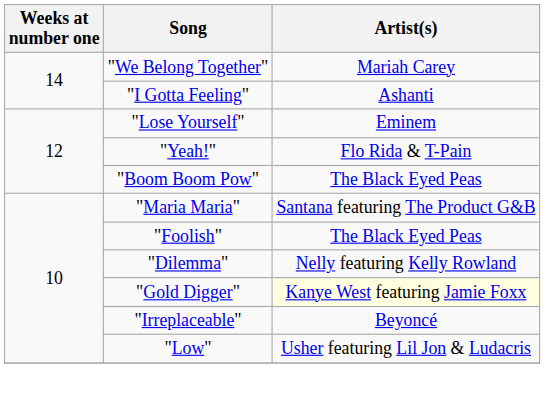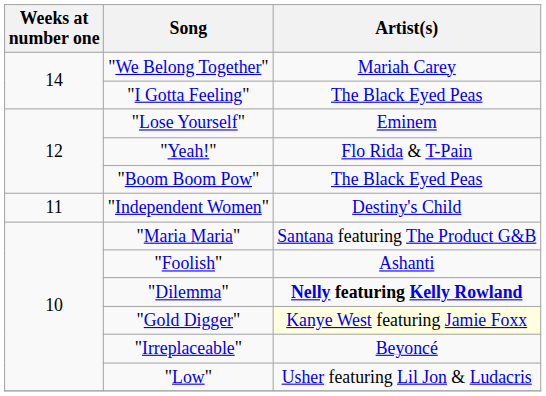(406, 94) Ashanti -> (407, 94) The Black Eyed Peas
+ row: (188, 207)
(406, 235) The Black Eyed Peas -> (407, 263) Ashanti
(406, 263) normal -> (407, 292) bold
